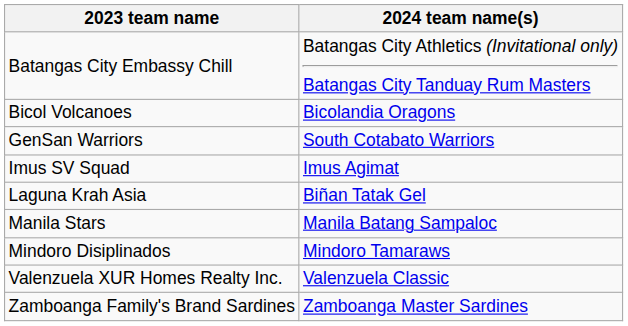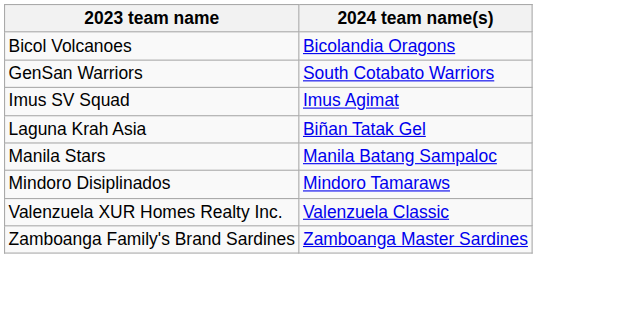- row: (121, 65)
